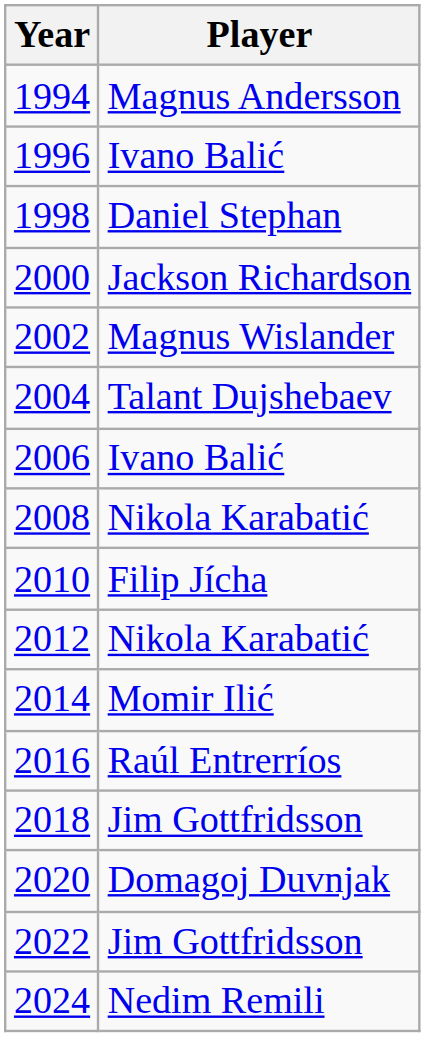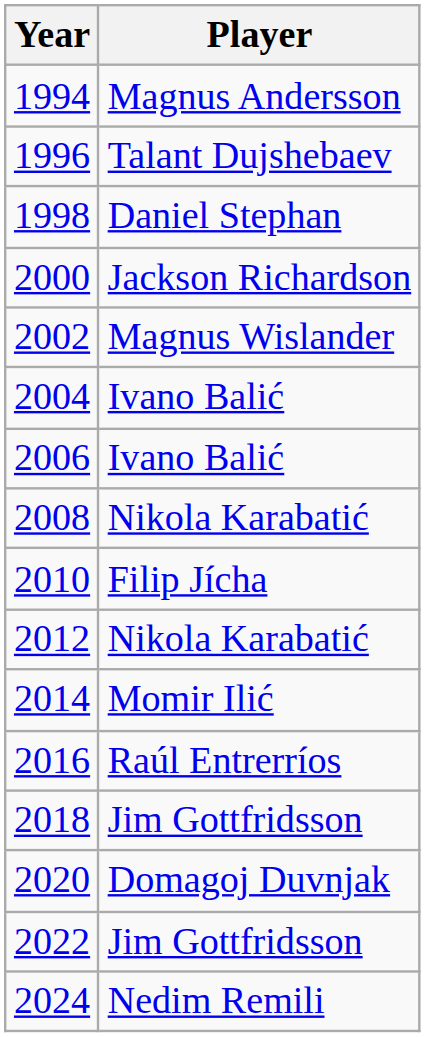(196, 155) Ivano Balić -> (250, 155) Talant Dujshebaev
(250, 397) Talant Dujshebaev -> (196, 397) Ivano Balić
